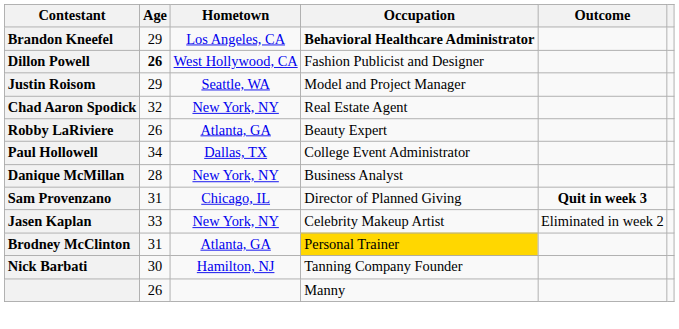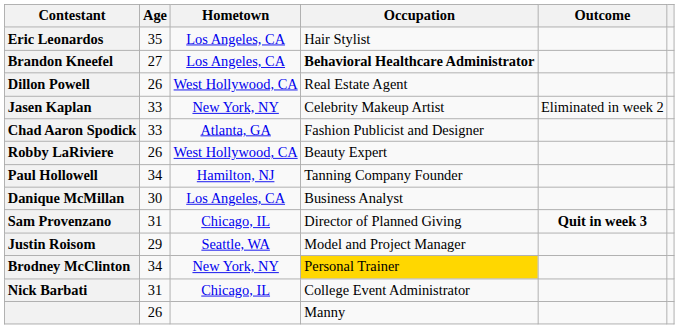+ row: (56, 38)
(155, 38) 29 -> (155, 61) 27
(155, 61) bold -> (155, 84) normal
(394, 61) Fashion Publicist and Designer -> (356, 84) Real Estate Agent
rows swapped: (52, 84) <-> (50, 221)
(155, 107) 32 -> (155, 130) 33
(236, 107) New York, NY -> (236, 130) Atlanta, GA
(356, 107) Real Estate Agent -> (394, 130) Fashion Publicist and Designer
(236, 130) Atlanta, GA -> (236, 152) West Hollywood, CA
(236, 152) Dallas, TX -> (236, 175) Hamilton, NJ
(387, 152) College Event Administrator -> (383, 175) Tanning Company Founder
(155, 175) 28 -> (155, 198) 30
(236, 175) New York, NY -> (236, 198) Los Angeles, CA
(155, 244) 31 -> (155, 267) 34
(236, 244) Atlanta, GA -> (236, 267) New York, NY
(155, 267) 30 -> (155, 289) 31
(236, 267) Hamilton, NJ -> (236, 289) Chicago, IL
(383, 267) Tanning Company Founder -> (387, 289) College Event Administrator
